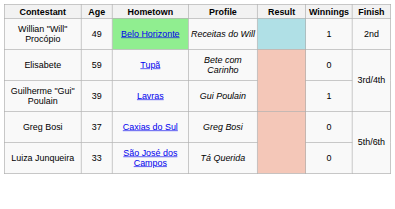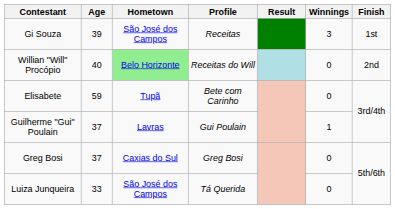+ row: (43, 34)
(97, 34) 49 -> (97, 65) 40
(329, 34) 1 -> (329, 65) 0
(97, 96) 39 -> (97, 127) 37
